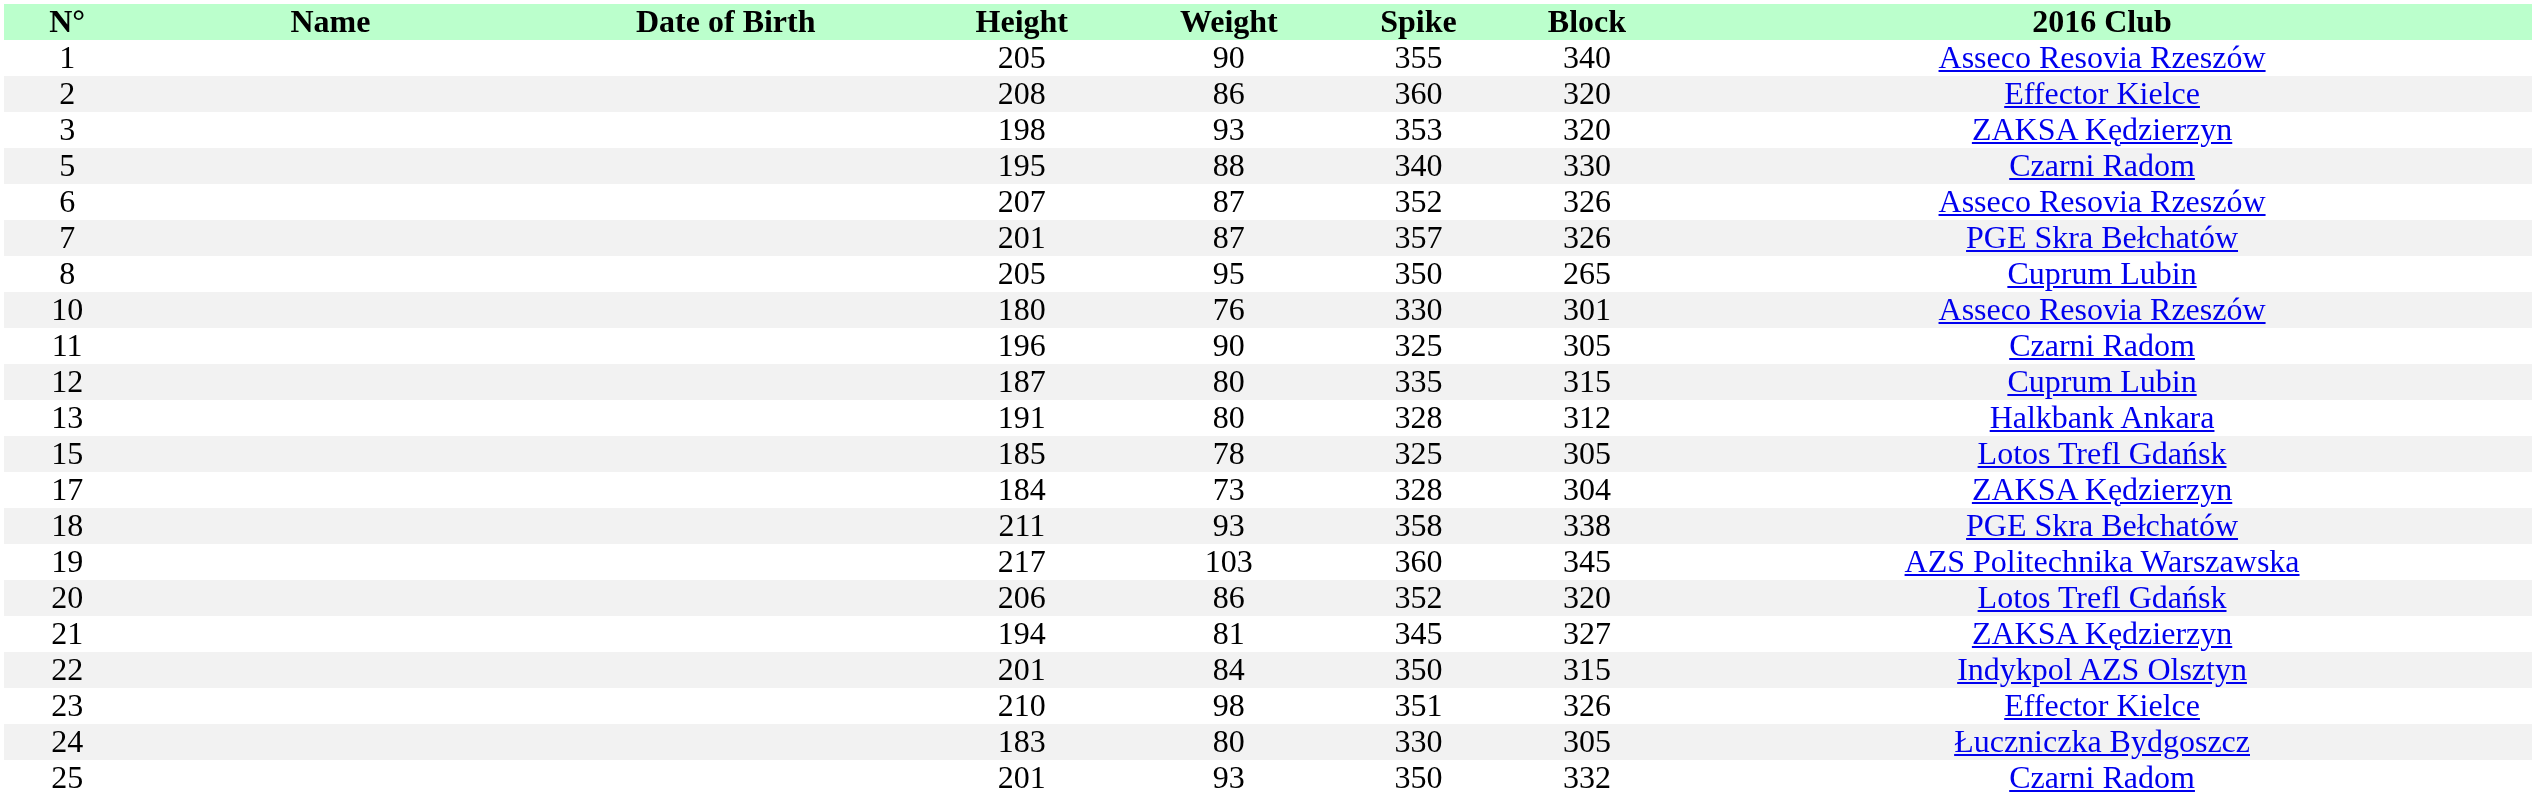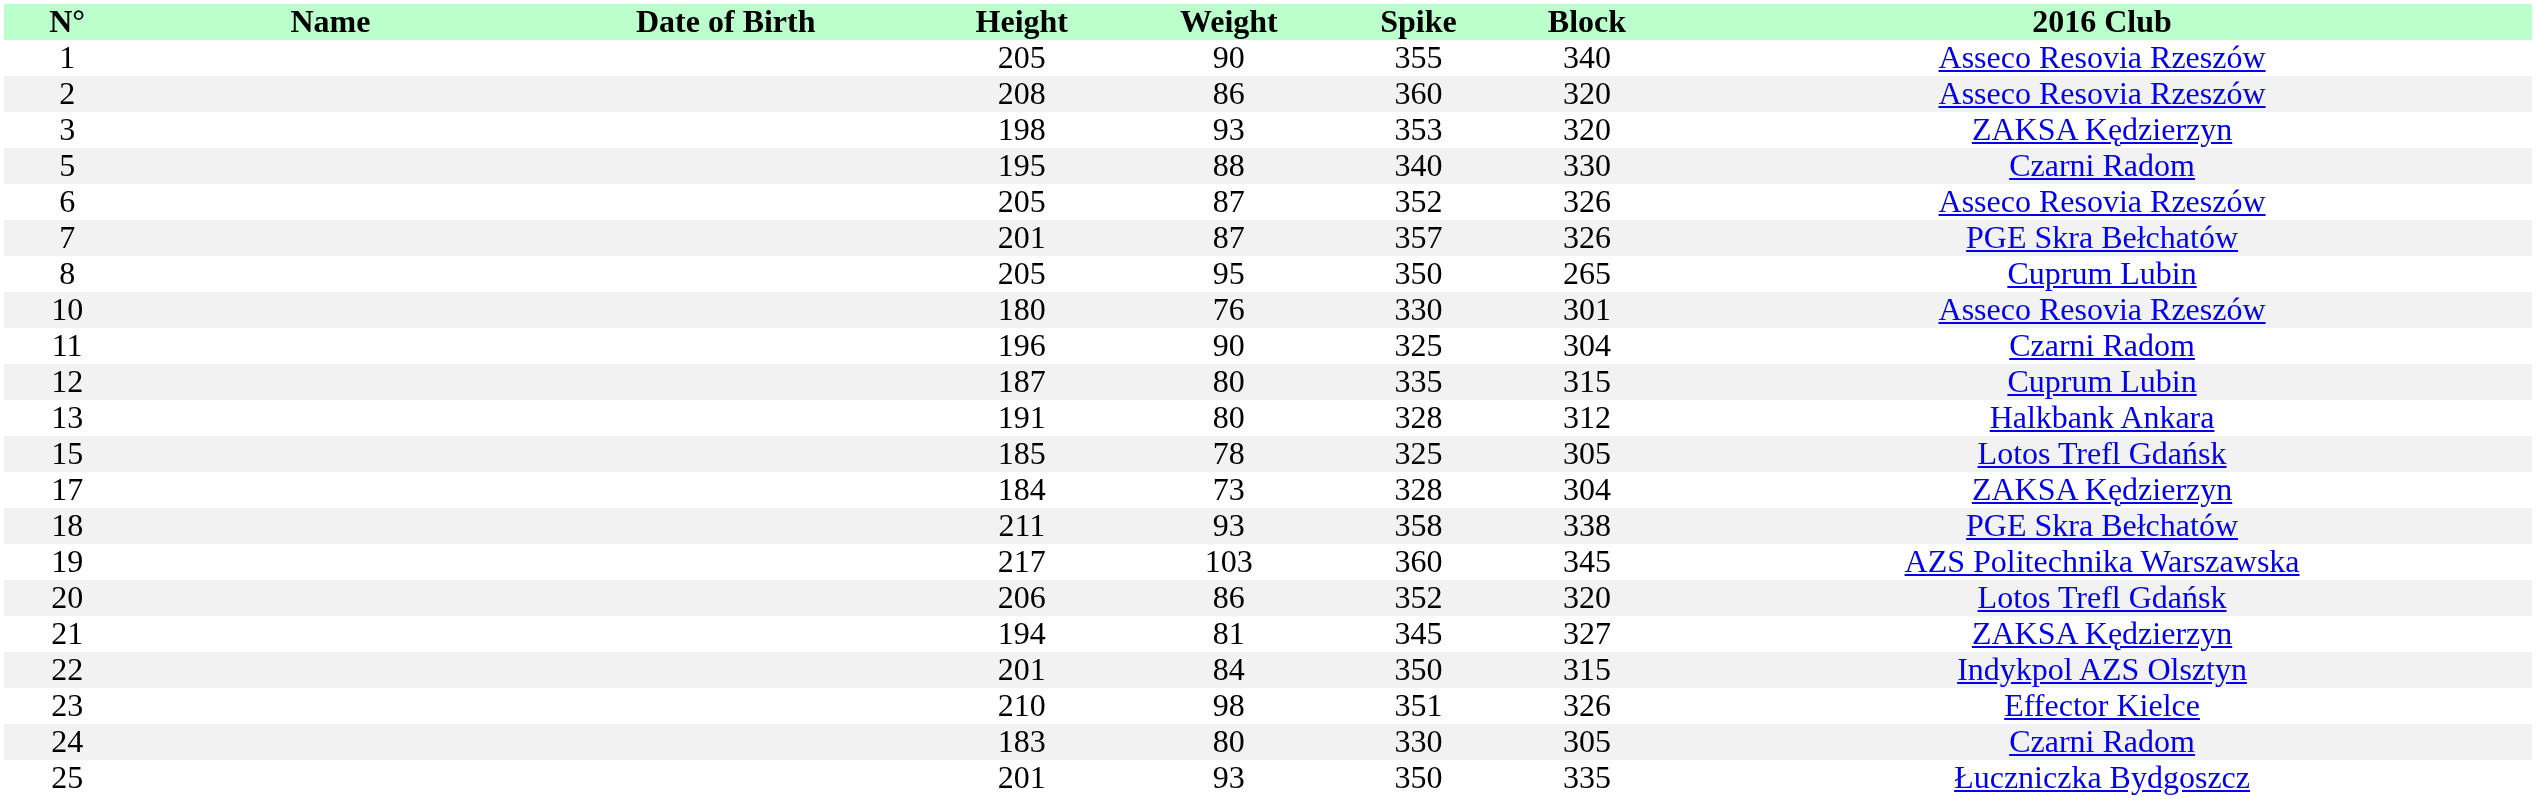(2102, 93) Effector Kielce -> (2102, 93) Asseco Resovia Rzeszów
(1022, 201) 207 -> (1022, 201) 205
(1587, 345) 305 -> (1587, 345) 304
(2102, 741) Łuczniczka Bydgoszcz -> (2102, 741) Czarni Radom
(1587, 777) 332 -> (1587, 777) 335
(2102, 777) Czarni Radom -> (2102, 777) Łuczniczka Bydgoszcz
